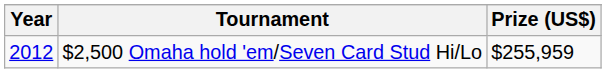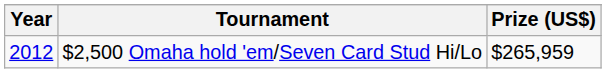(533, 51) $255,959 -> (533, 51) $265,959
